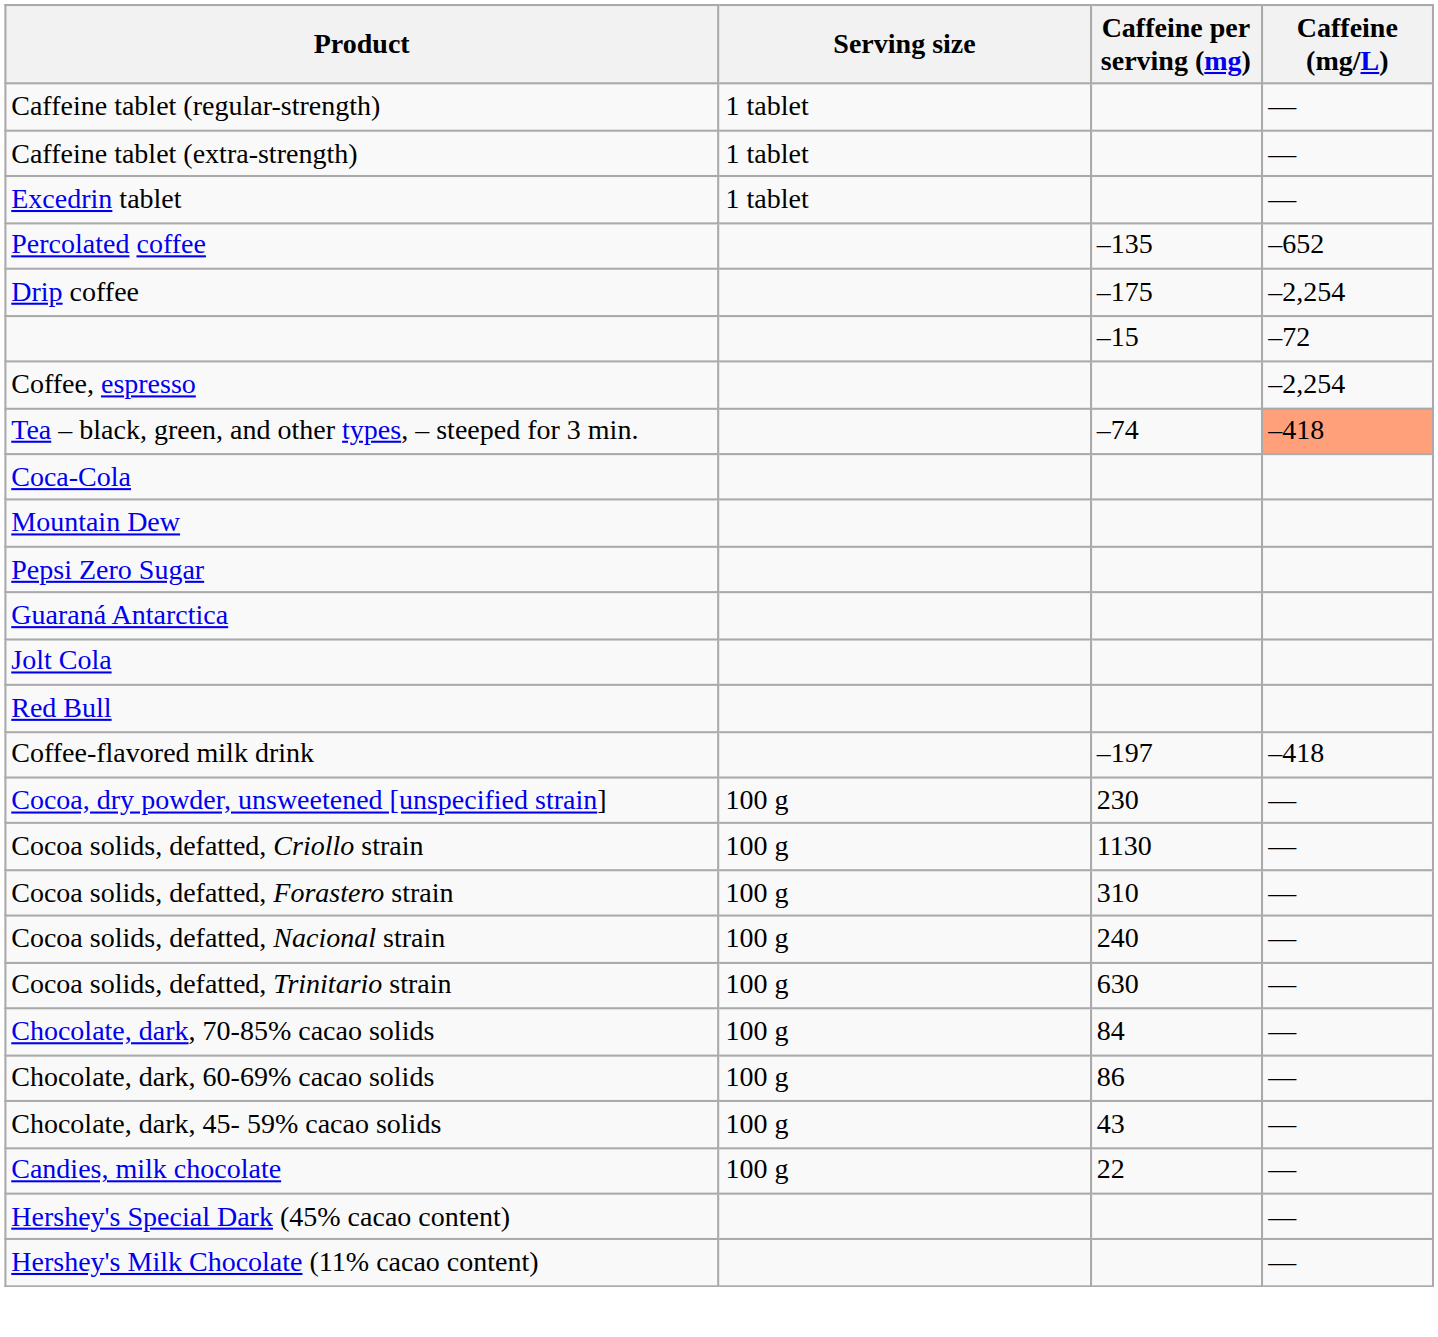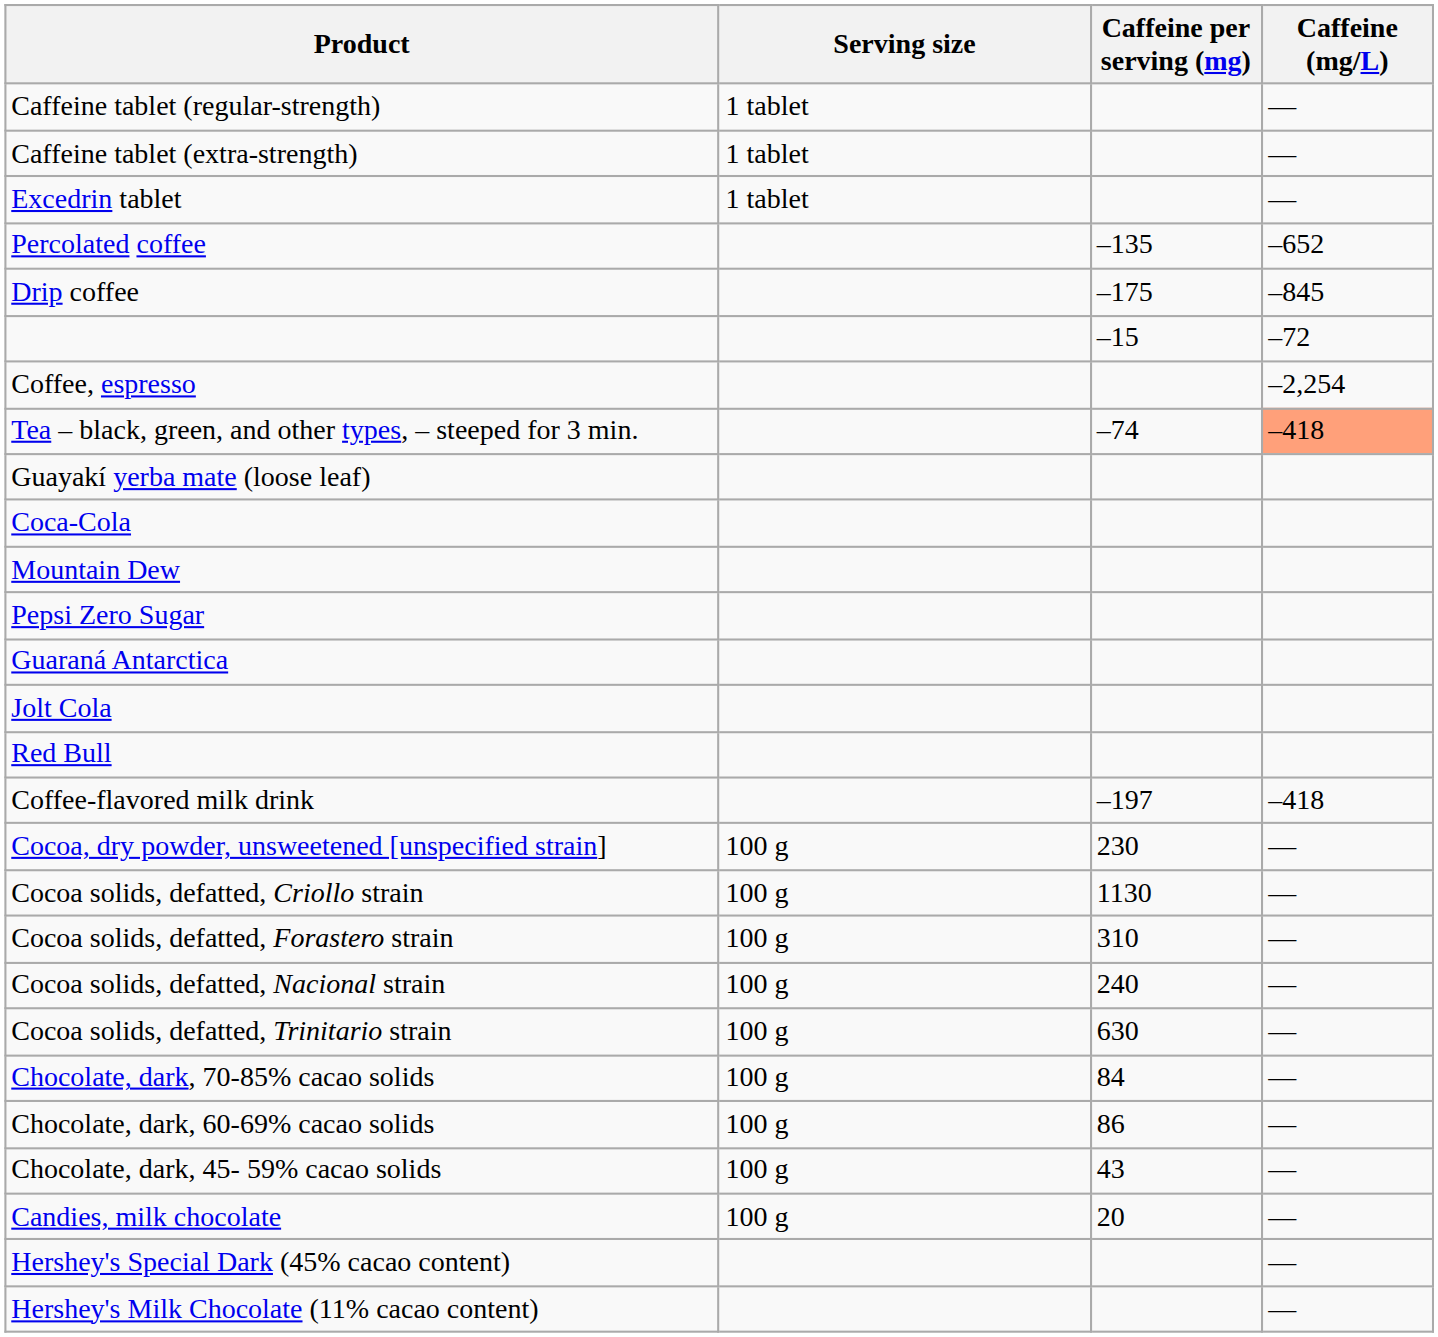(1307, 291) –2,254 -> (1296, 291) –845
+ row: (191, 476)
(1111, 1169) 22 -> (1111, 1216) 20
